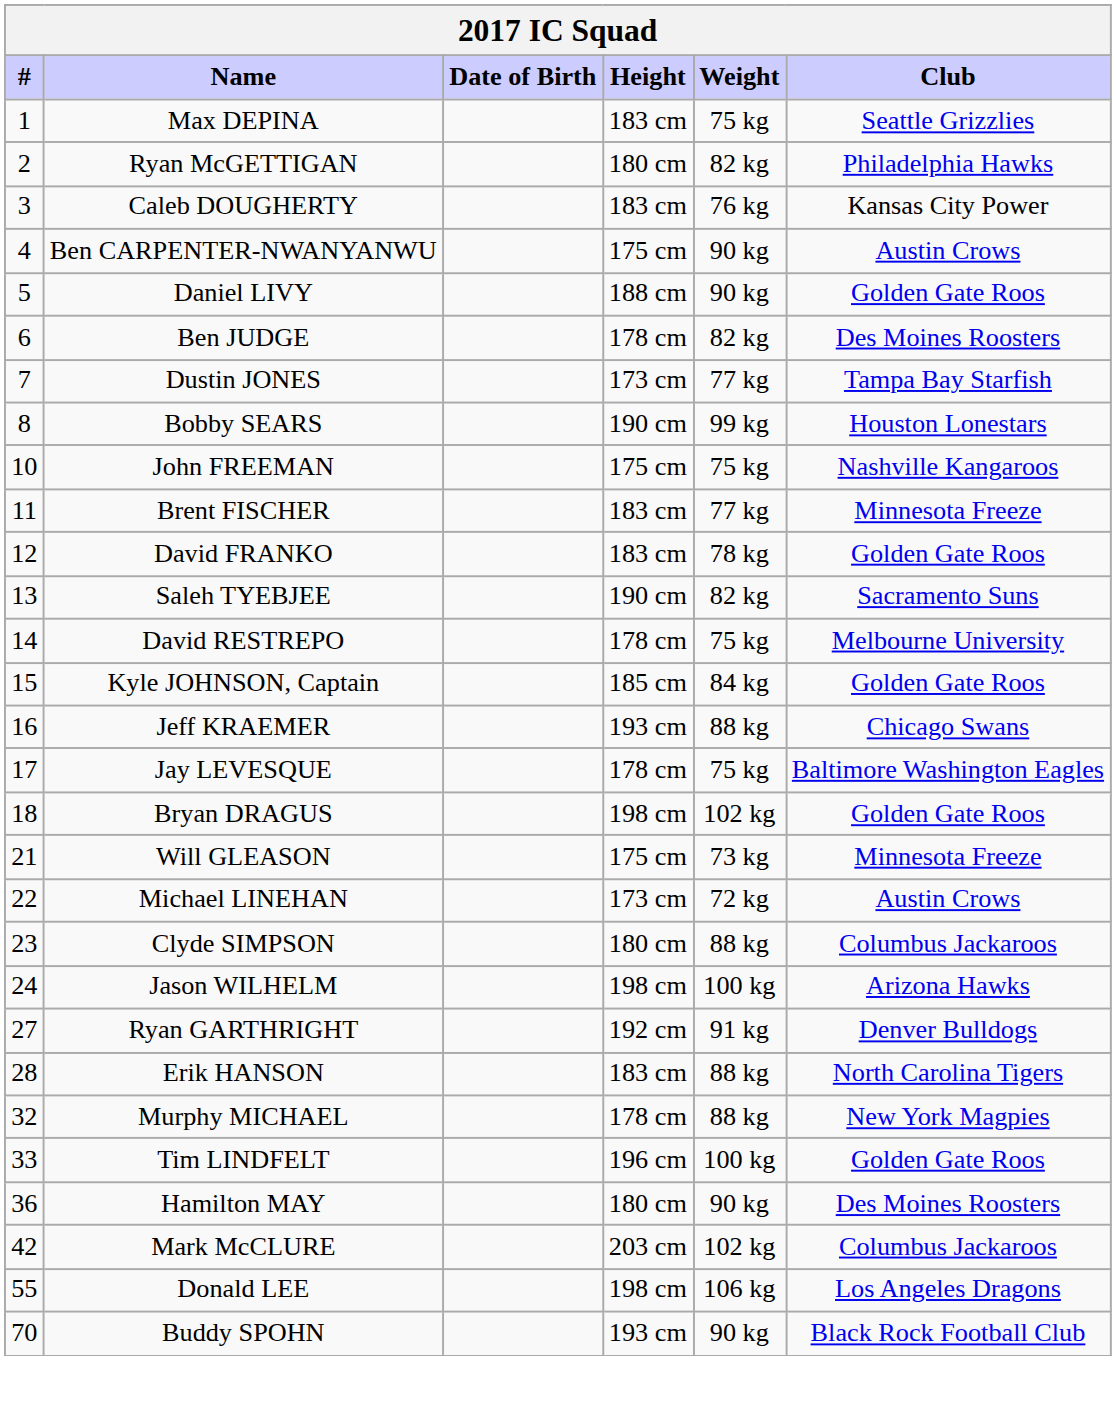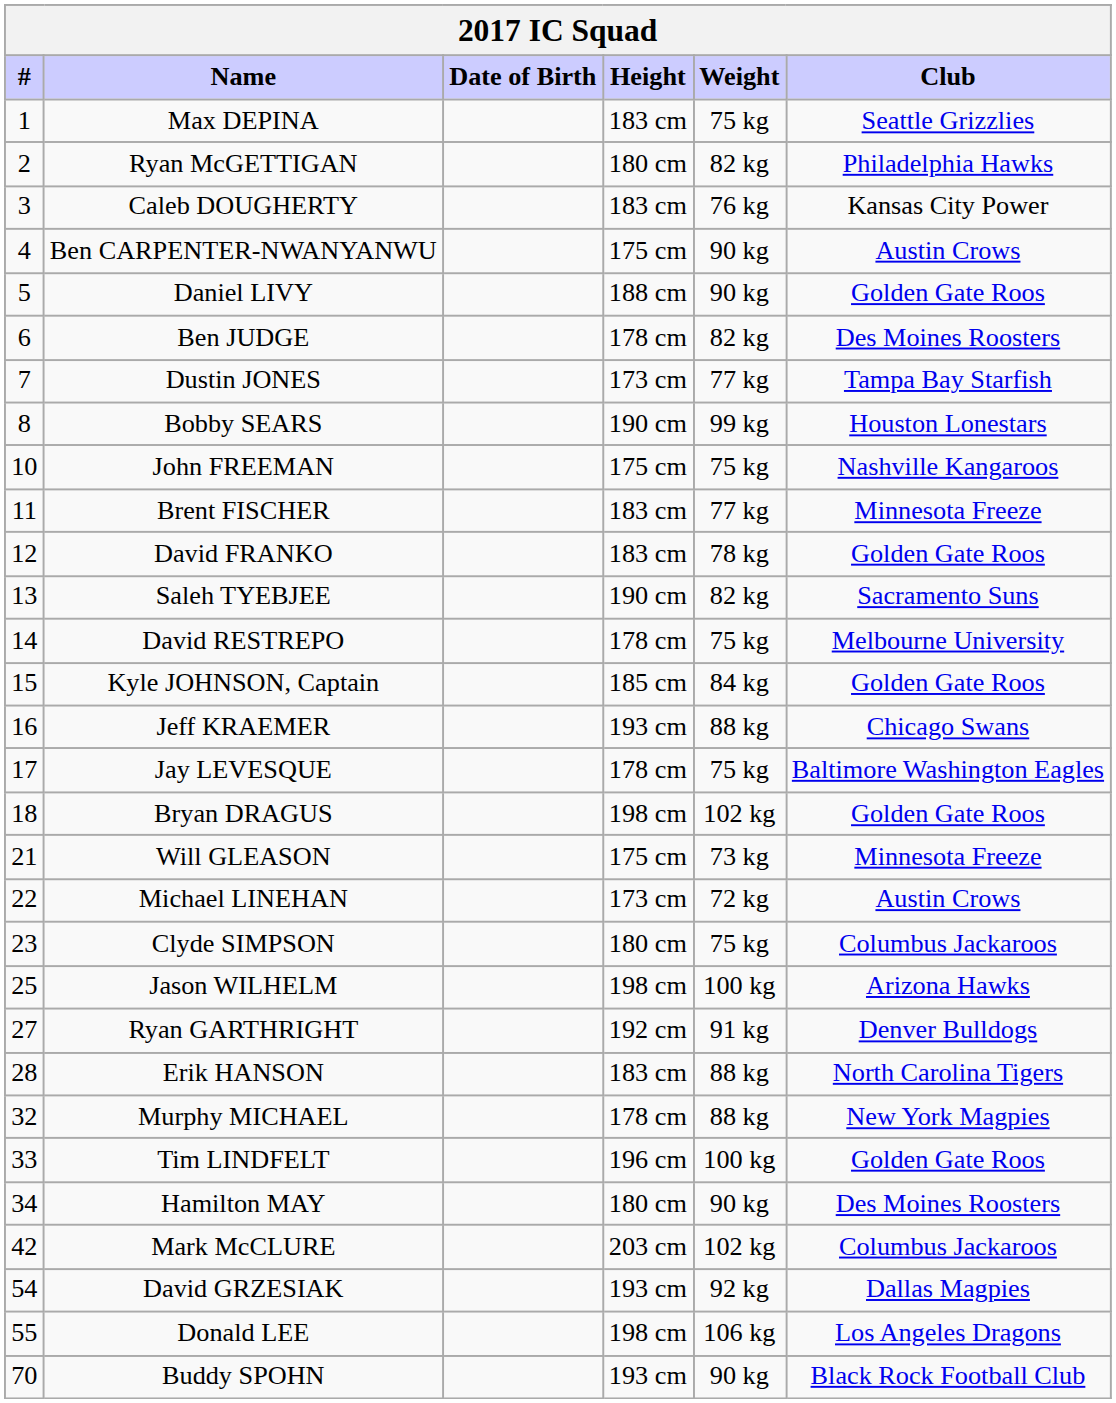(739, 942) 88 kg -> (739, 942) 75 kg
(24, 986) 24 -> (24, 986) 25
(24, 1202) 36 -> (24, 1202) 34
+ row: (243, 1289)
